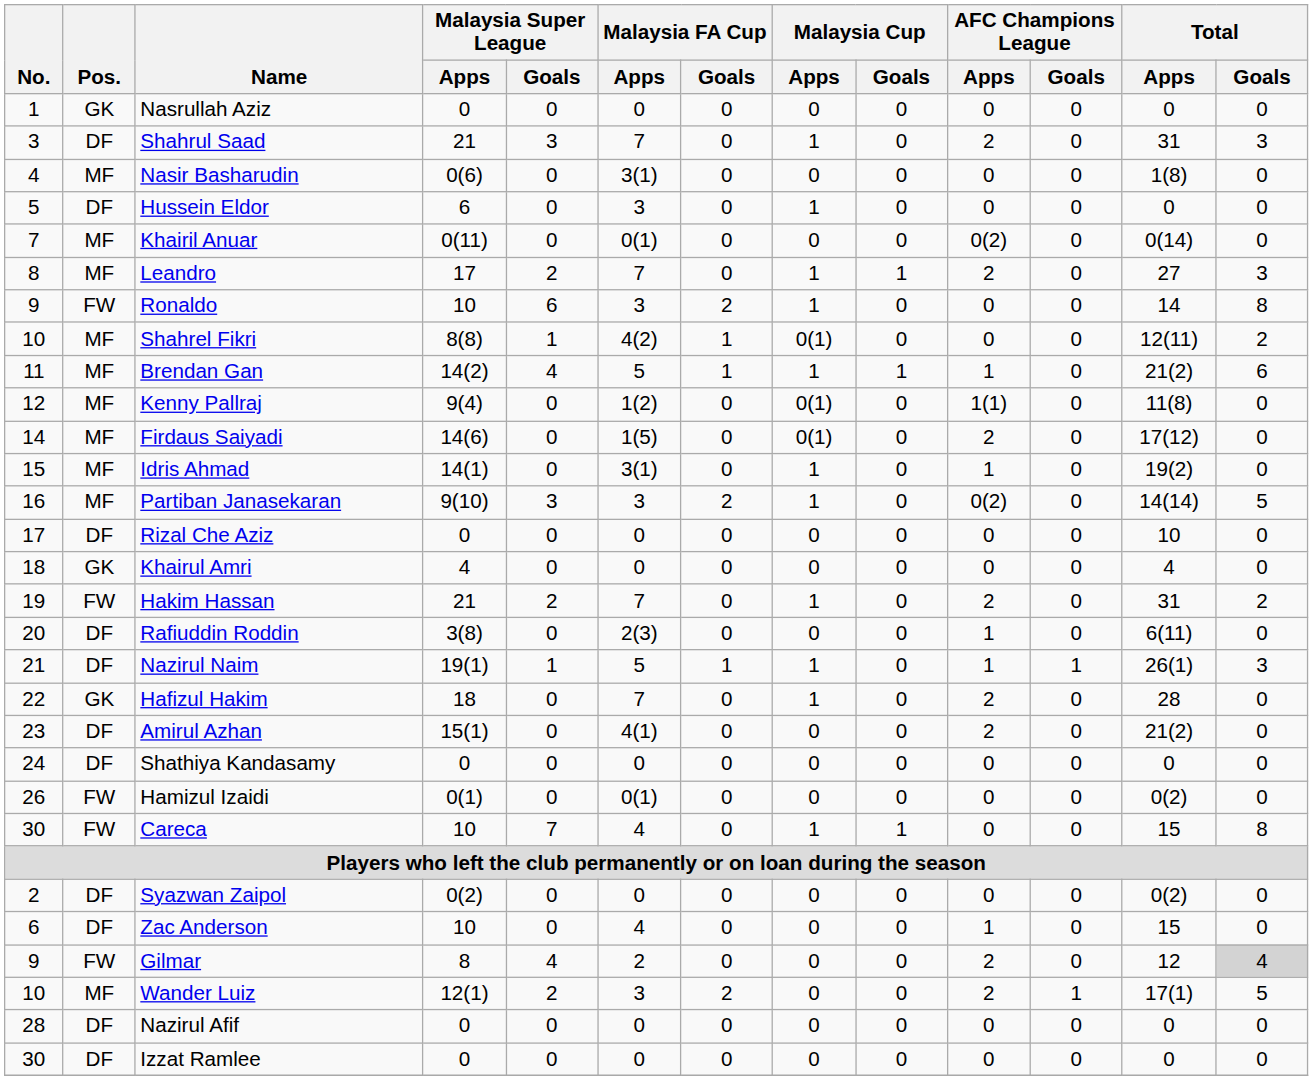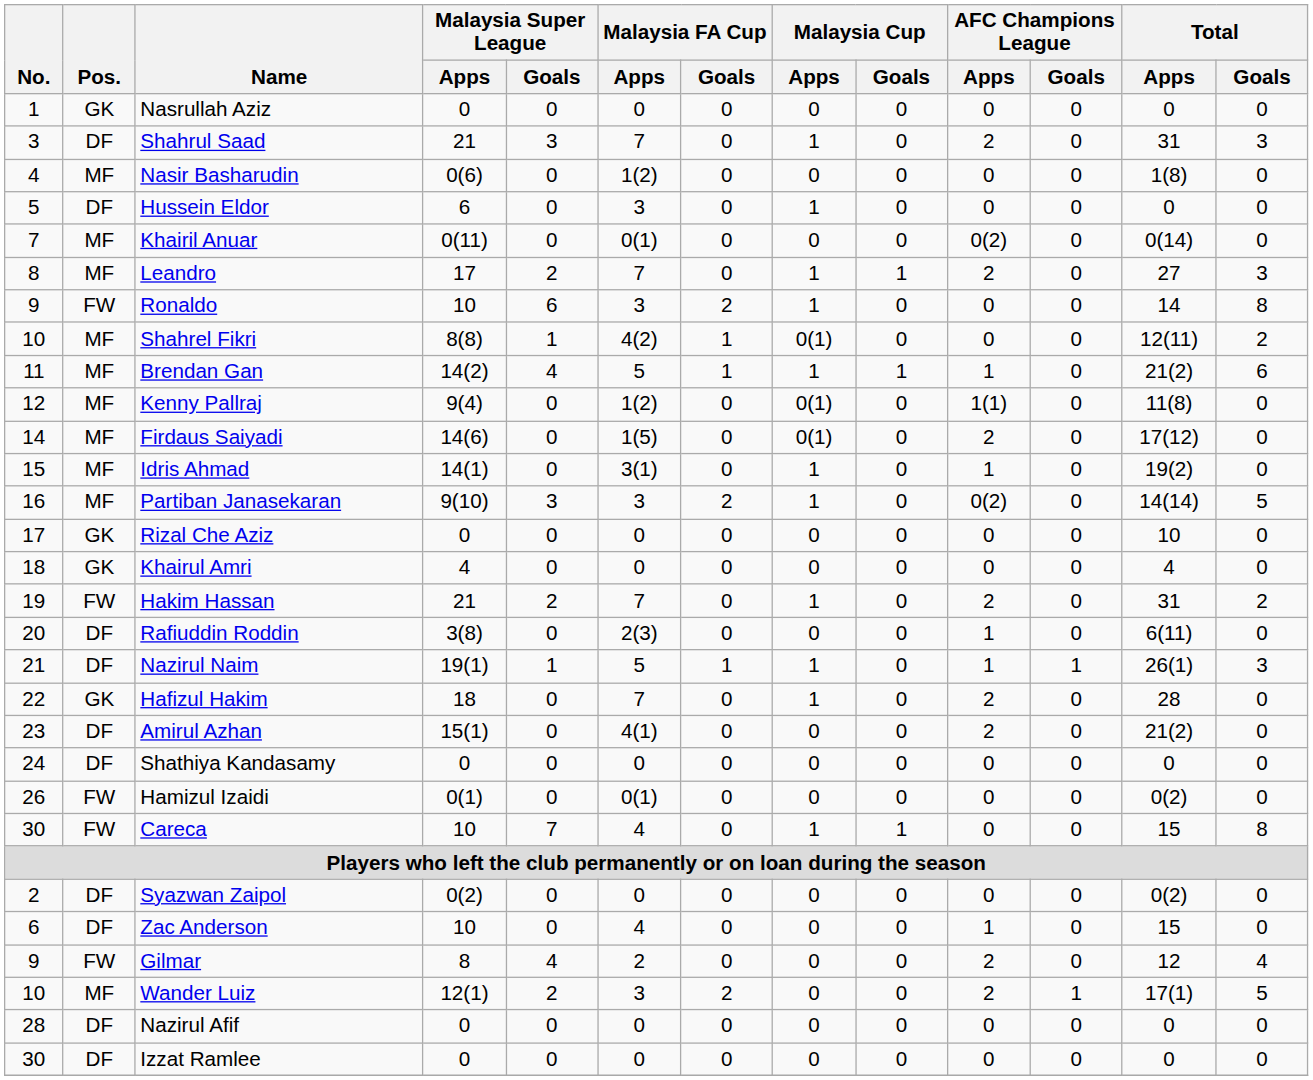(639, 175) 3(1) -> (639, 175) 1(2)
(99, 535) DF -> (99, 535) GK
(1262, 960) lightgrey background -> (1262, 960) no background
